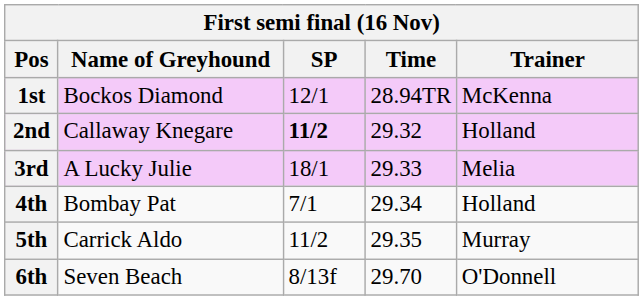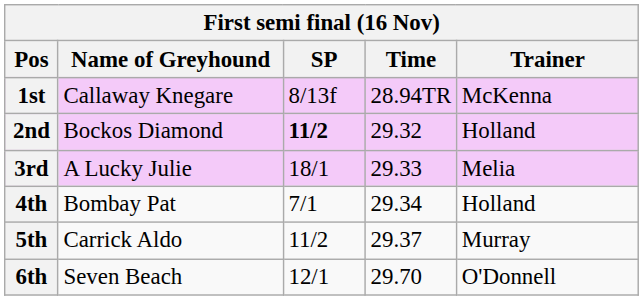(143, 95) Bockos Diamond -> (148, 95) Callaway Knegare
(309, 95) 12/1 -> (313, 95) 8/13f
(148, 131) Callaway Knegare -> (143, 131) Bockos Diamond
(396, 240) 29.35 -> (396, 240) 29.37
(313, 276) 8/13f -> (309, 276) 12/1
